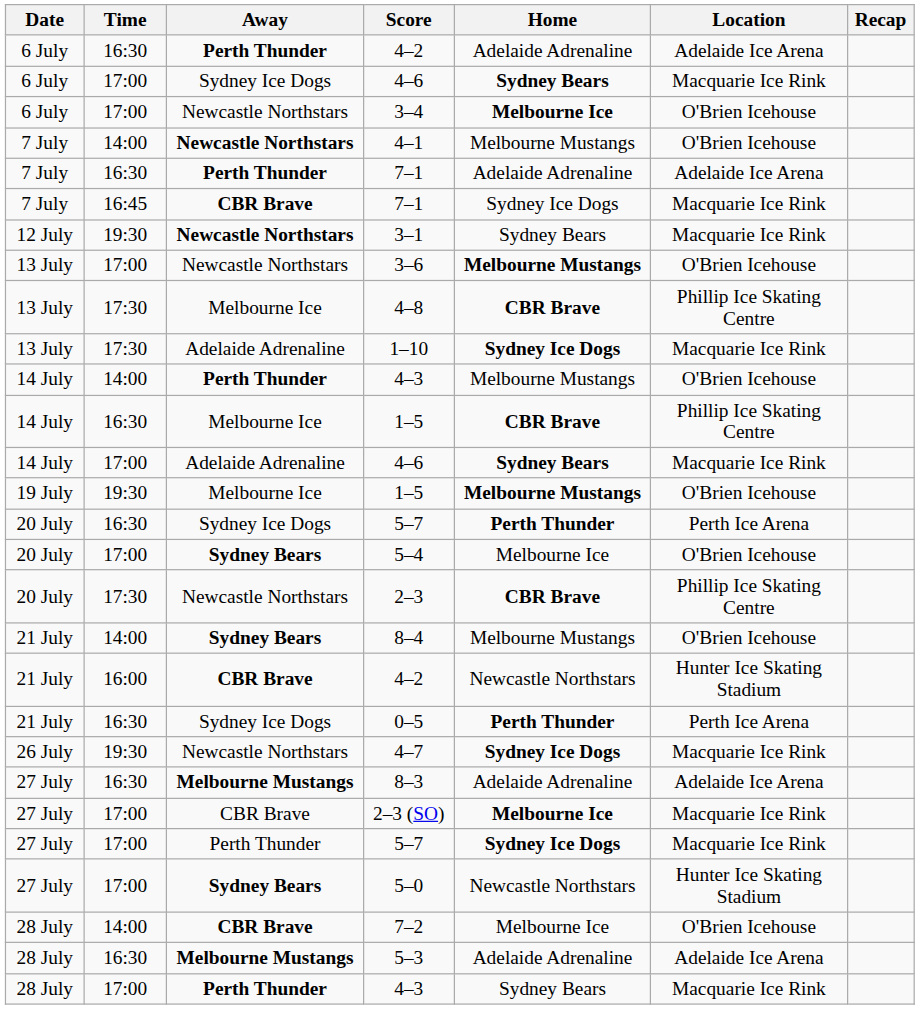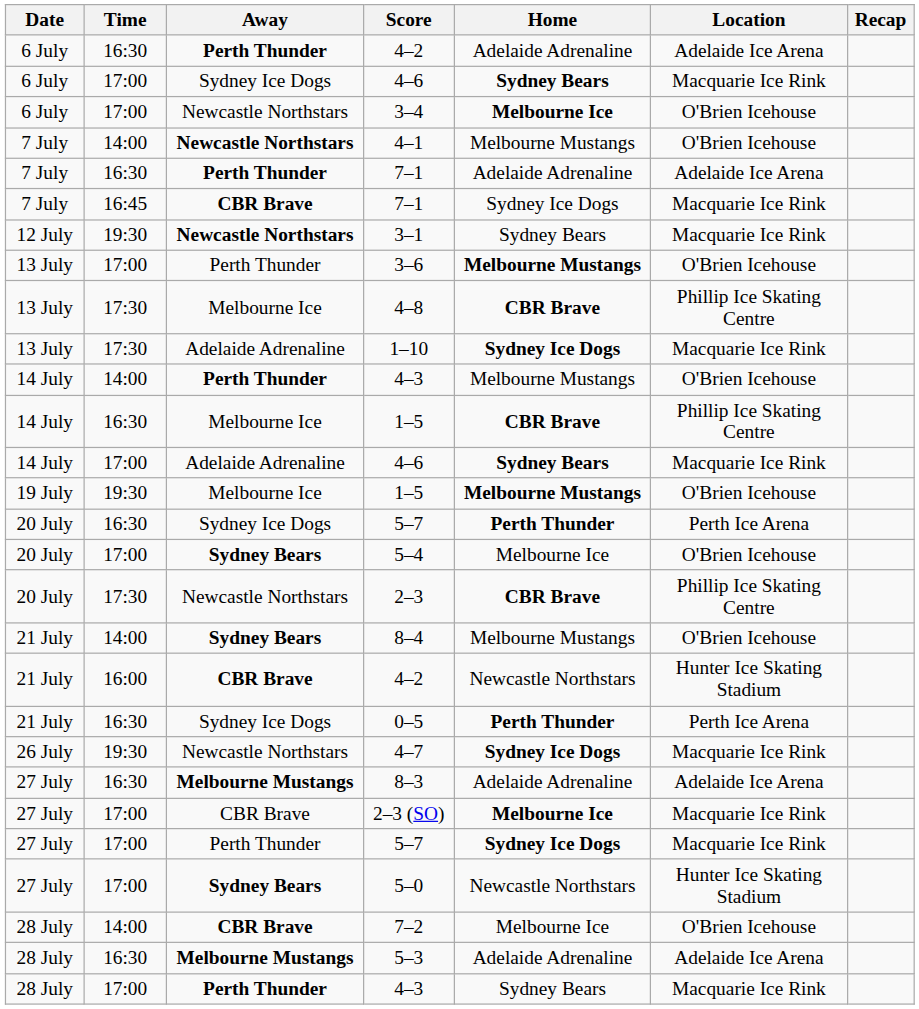(265, 265) Newcastle Northstars -> (265, 265) Perth Thunder
